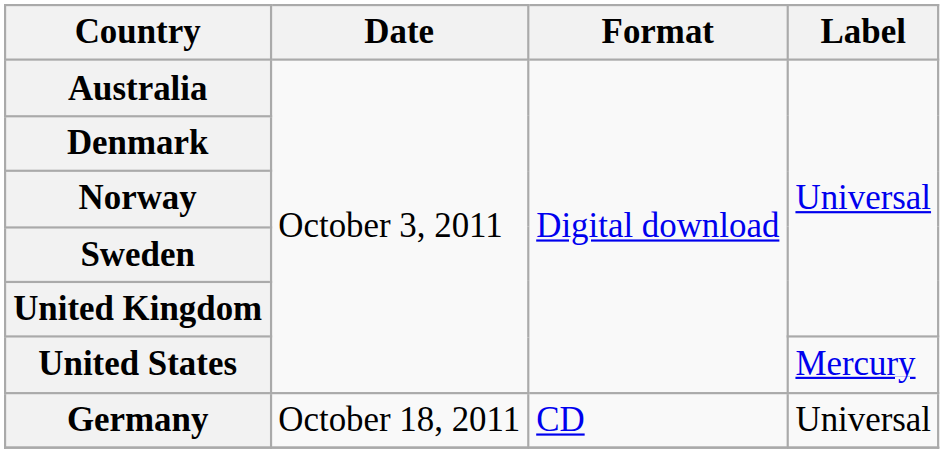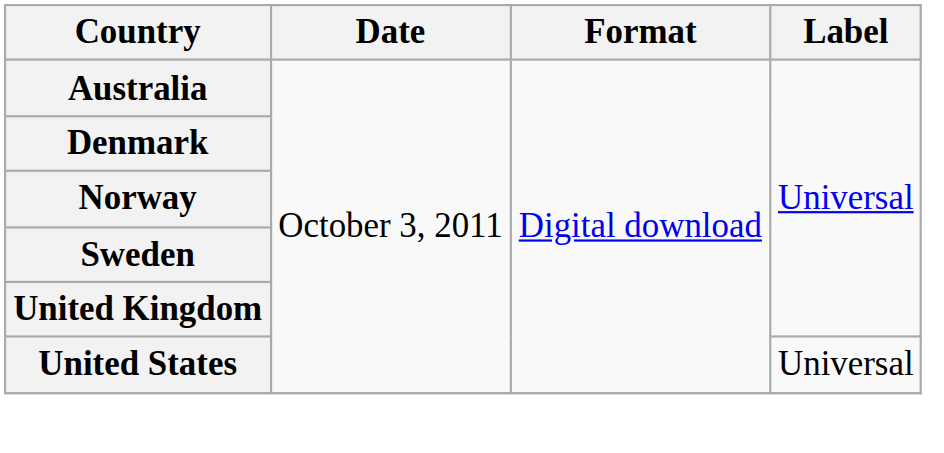(855, 364) Mercury -> (846, 364) Universal
- row: (138, 419)
